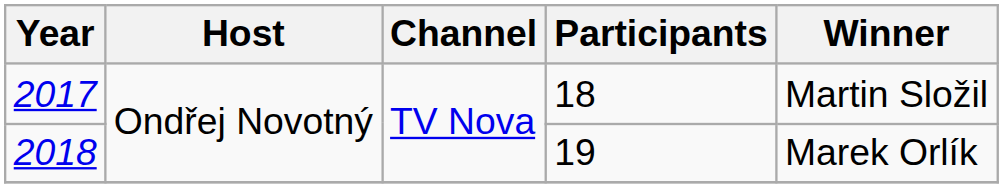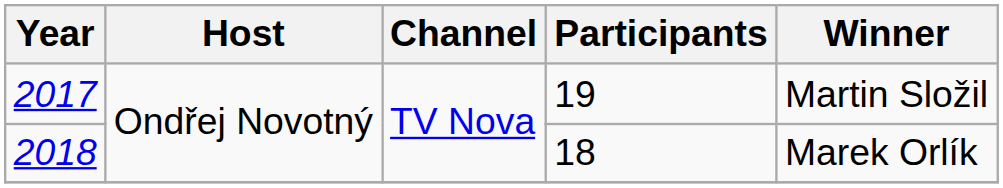(575, 93) 18 -> (575, 93) 19
(575, 152) 19 -> (575, 152) 18
